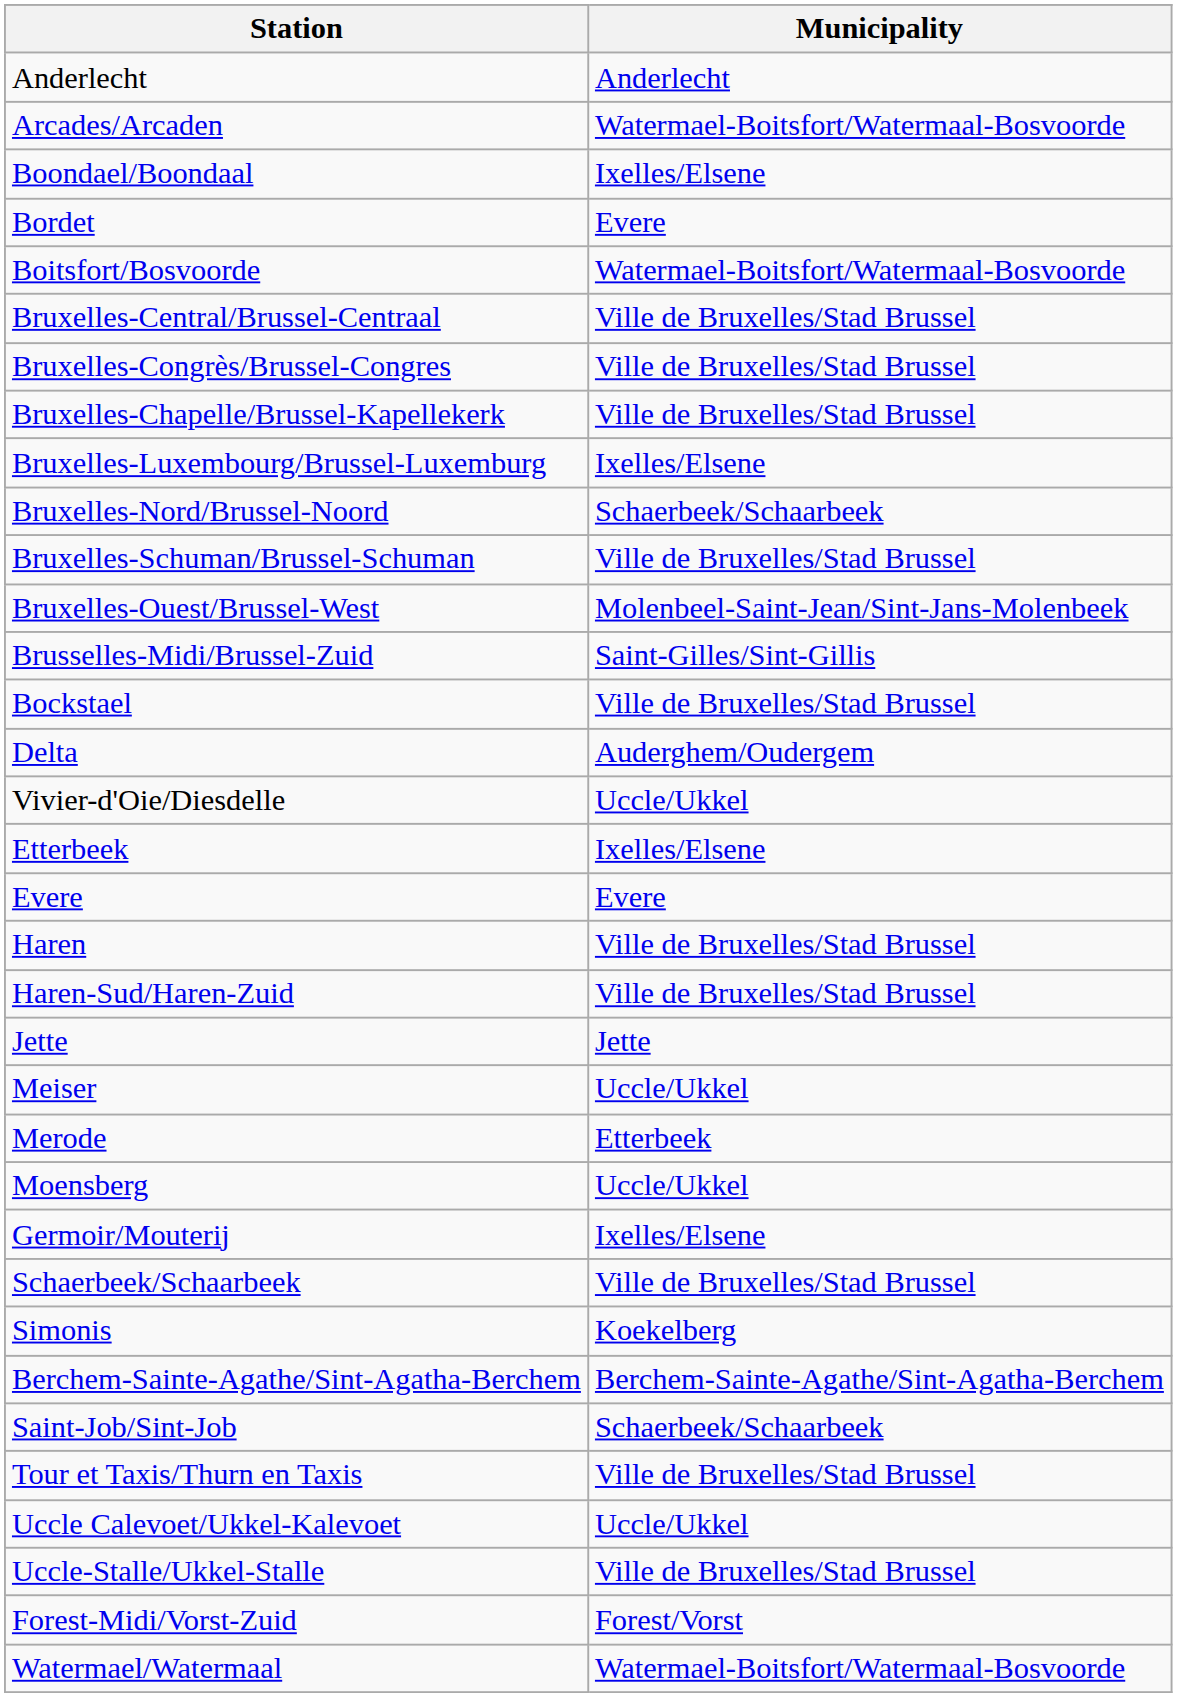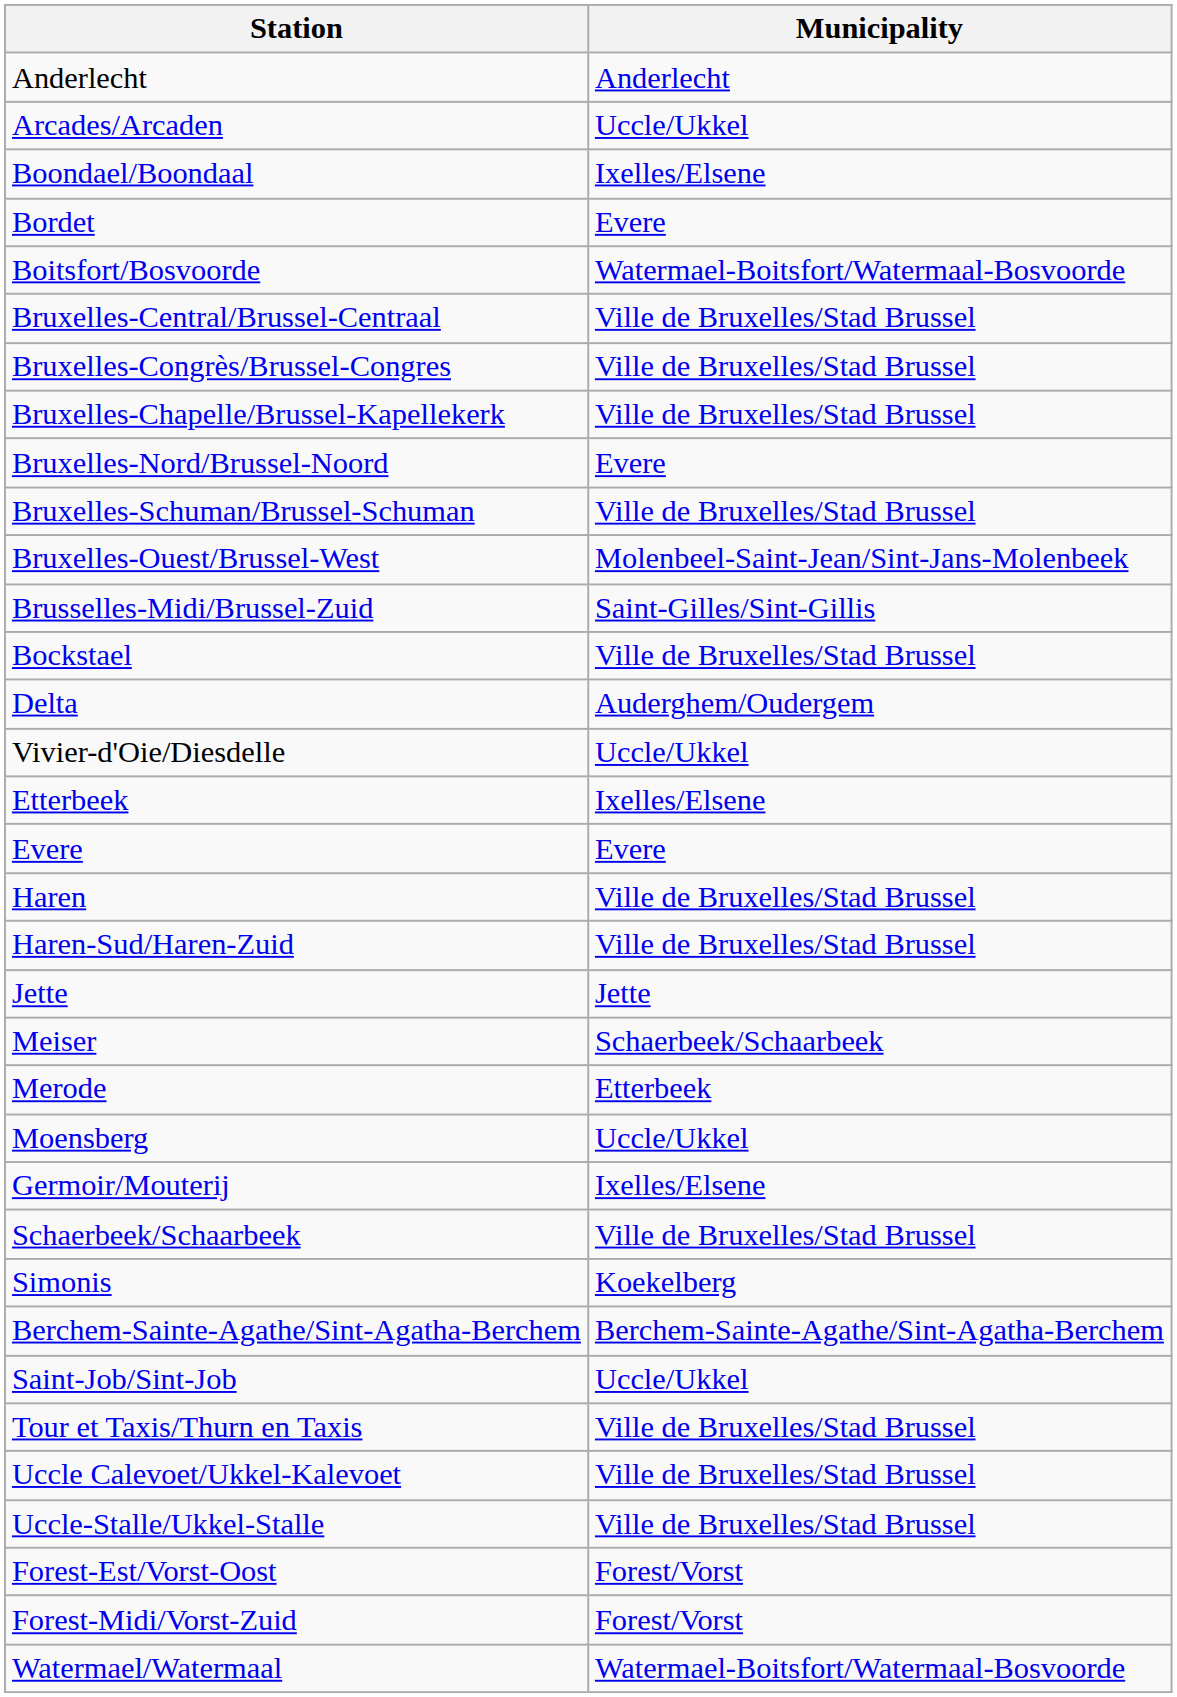(860, 125) Watermael-Boitsfort/Watermaal-Bosvoorde -> (672, 125) Uccle/Ukkel
- row: (279, 462)
(739, 510) Schaerbeek/Schaarbeek -> (630, 462) Evere
(672, 1089) Uccle/Ukkel -> (739, 1041) Schaerbeek/Schaarbeek
(739, 1426) Schaerbeek/Schaarbeek -> (672, 1378) Uccle/Ukkel
(672, 1523) Uccle/Ukkel -> (785, 1474) Ville de Bruxelles/Stad Brussel
+ row: (144, 1571)
